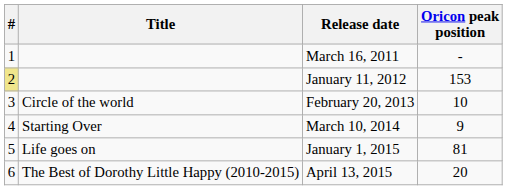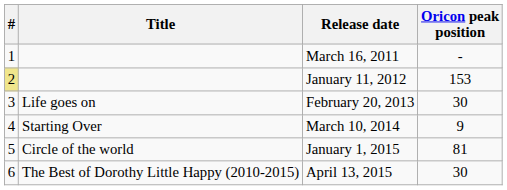(78, 102) Circle of the world -> (59, 102) Life goes on
(460, 102) 10 -> (460, 102) 30
(59, 149) Life goes on -> (78, 149) Circle of the world
(460, 172) 20 -> (460, 172) 30
